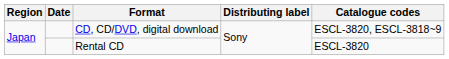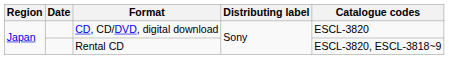(378, 29) ESCL-3820, ESCL-3818~9 -> (342, 29) ESCL-3820
(342, 46) ESCL-3820 -> (378, 46) ESCL-3820, ESCL-3818~9
